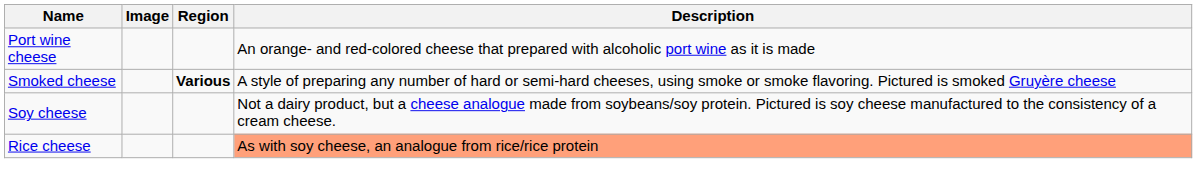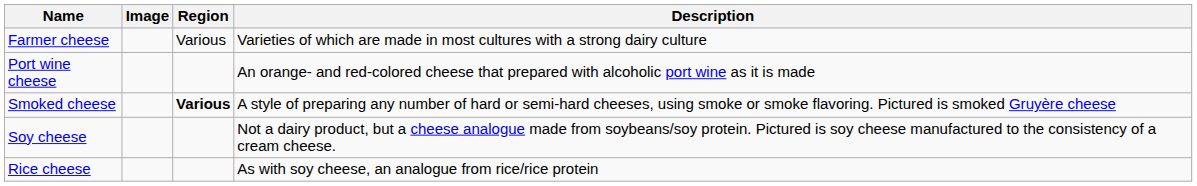+ row: (59, 40)
(418, 145) lightsalmon background -> (418, 169) no background
